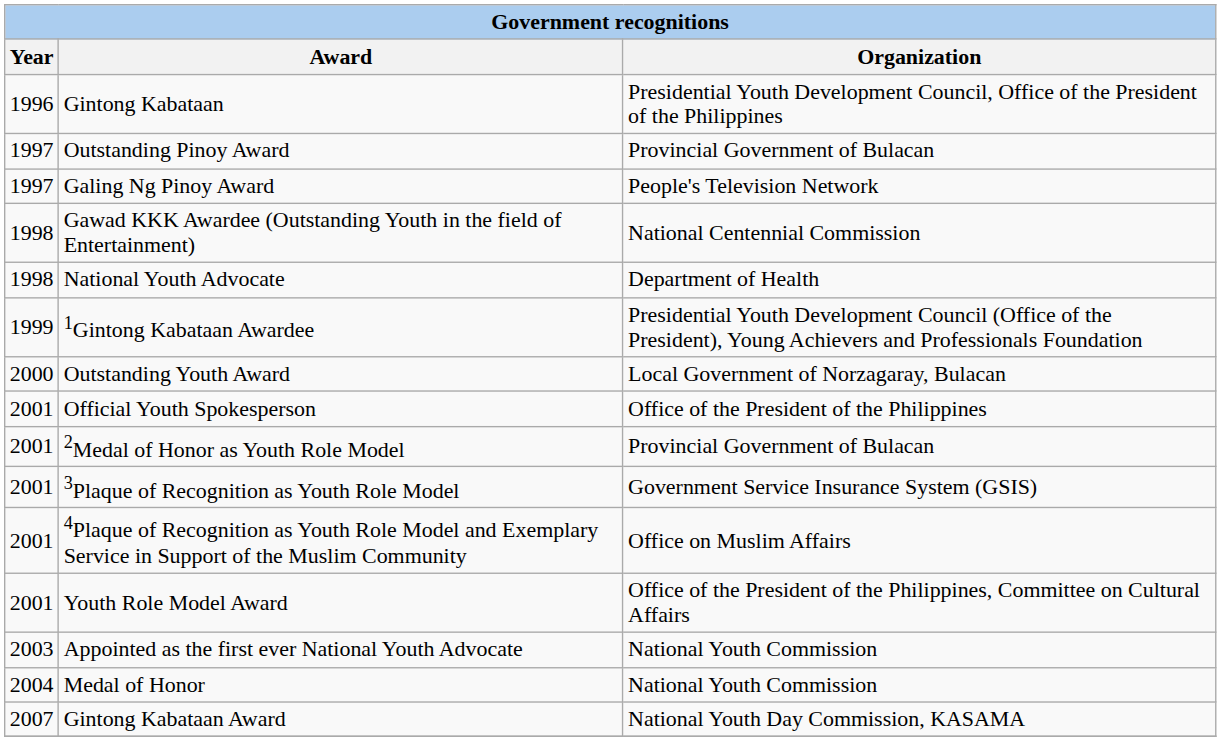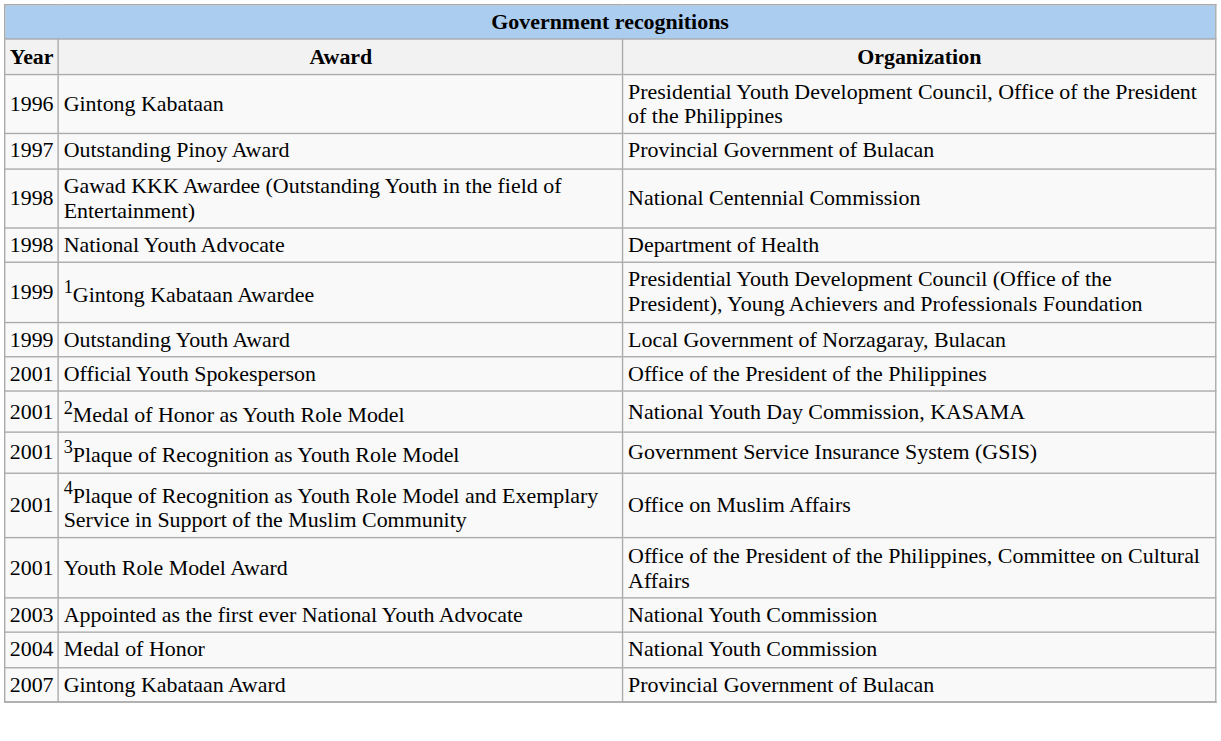- row: (169, 185)
(32, 373) 2000 -> (32, 339) 1999
(781, 446) Provincial Government of Bulacan -> (827, 411) National Youth Day Commission, KASAMA
(827, 719) National Youth Day Commission, KASAMA -> (781, 684) Provincial Government of Bulacan
